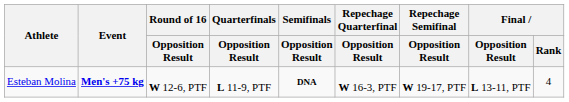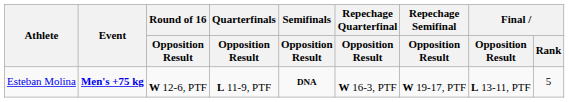(548, 82) 4 -> (548, 82) 5
